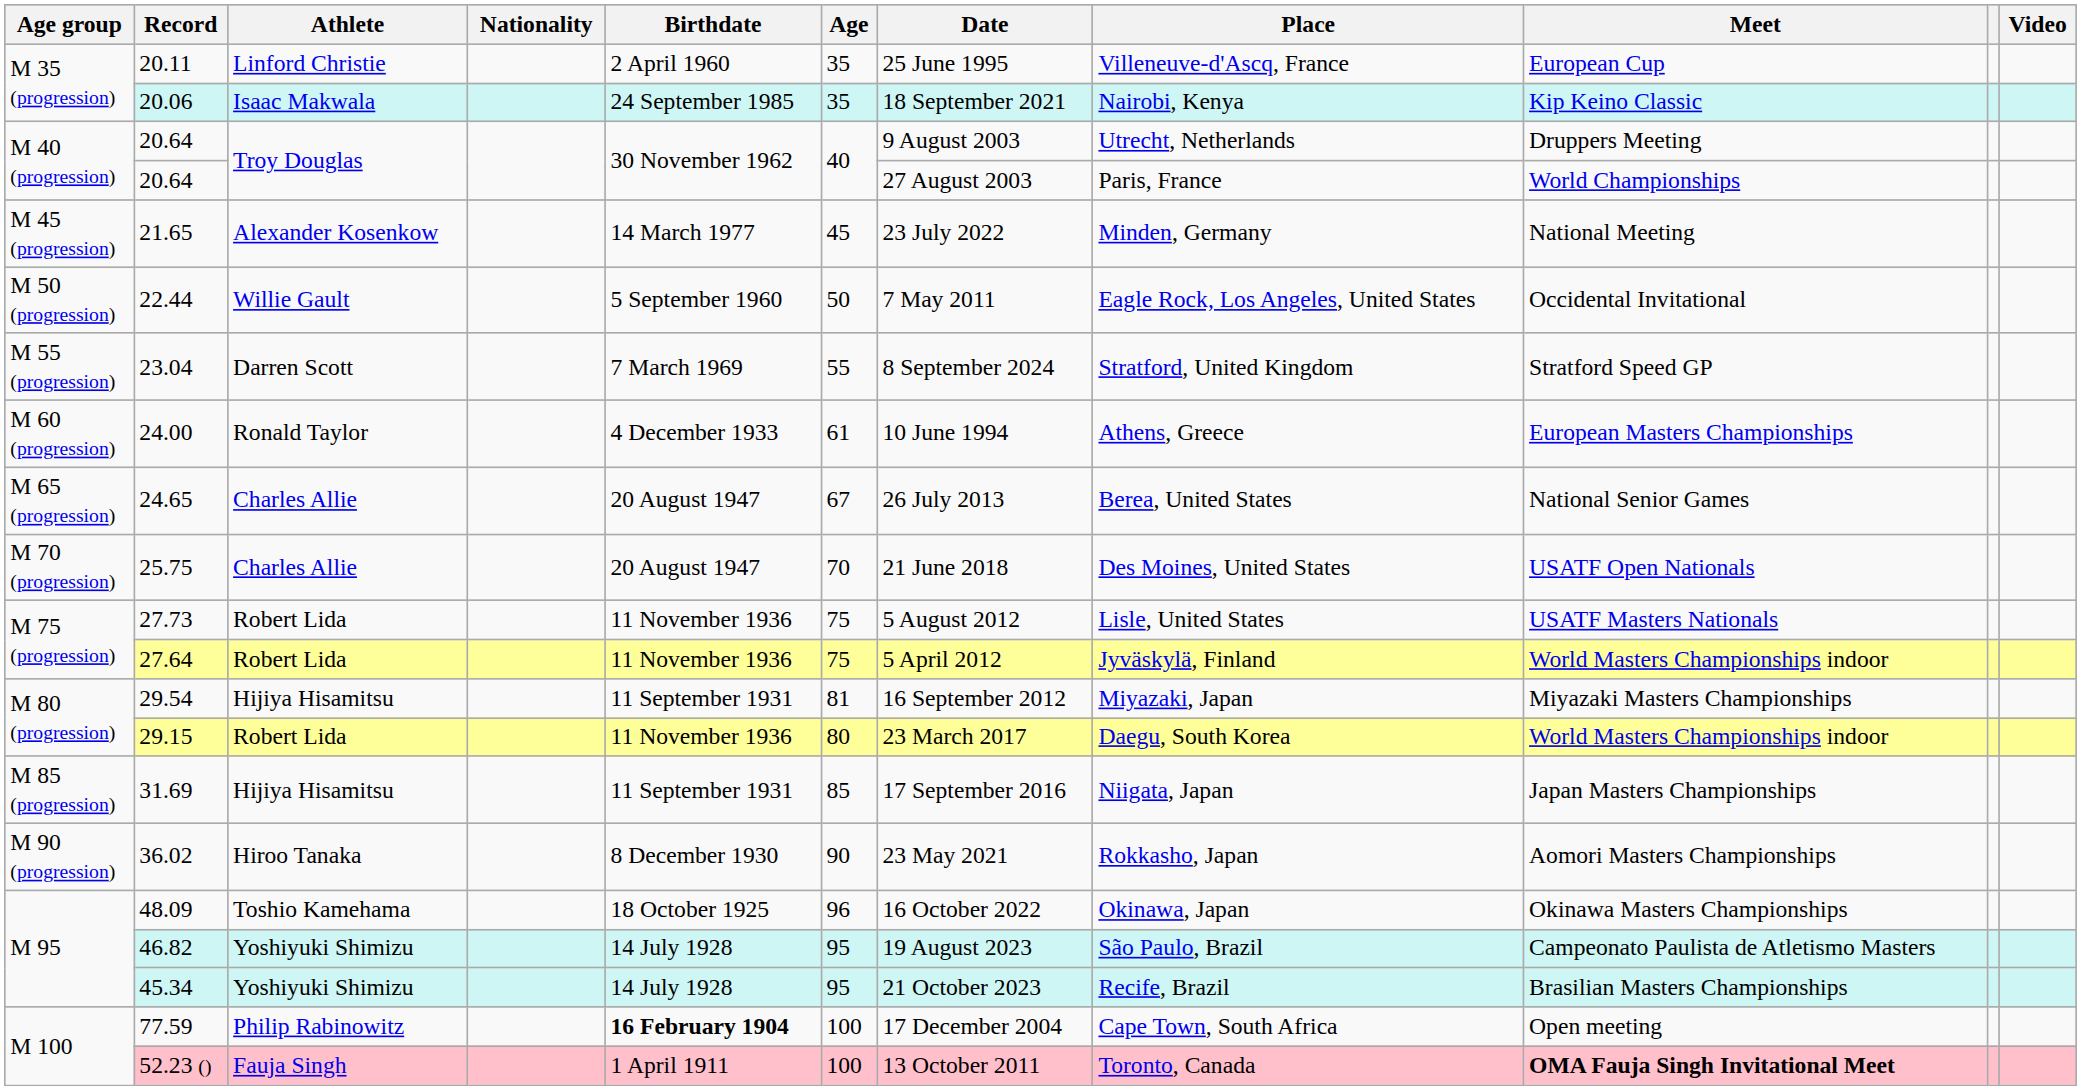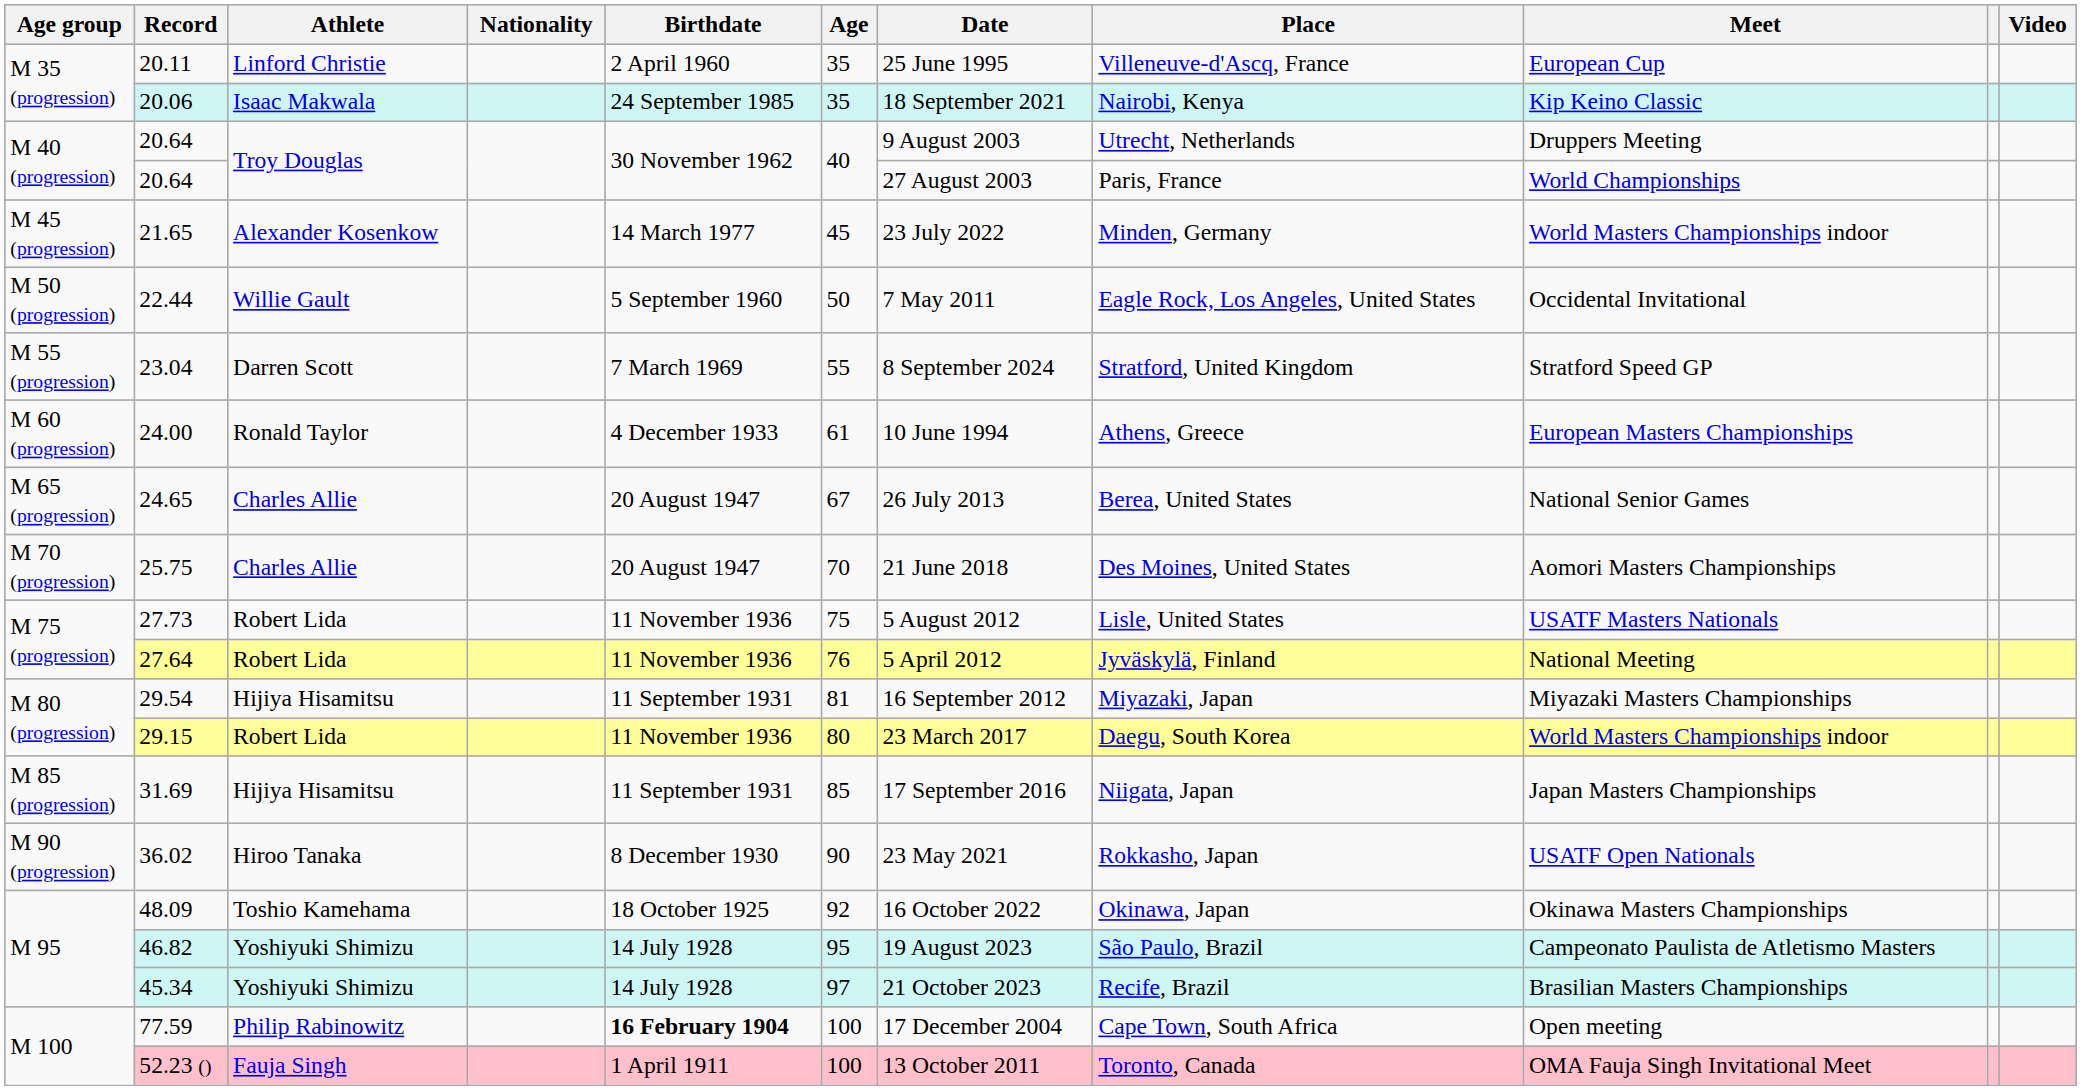(1612, 233) National Meeting -> (1709, 233) World Masters Championships indoor
(1642, 567) USATF Open Nationals -> (1682, 567) Aomori Masters Championships
(838, 659) 75 -> (838, 659) 76
(1709, 659) World Masters Championships indoor -> (1612, 659) National Meeting
(1682, 856) Aomori Masters Championships -> (1642, 856) USATF Open Nationals
(838, 909) 96 -> (838, 909) 92
(838, 987) 95 -> (838, 987) 97
(1712, 1065) bold -> (1700, 1065) normal
